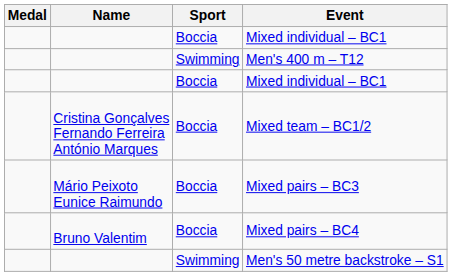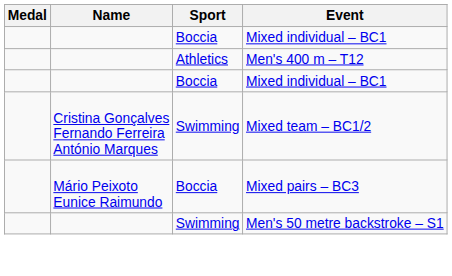(208, 59) Swimming -> (202, 59) Athletics
(197, 126) Boccia -> (208, 126) Swimming
- row: (100, 239)
